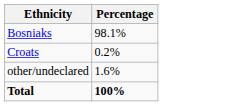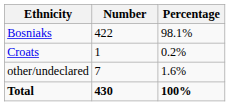+ column: (125, 14)
